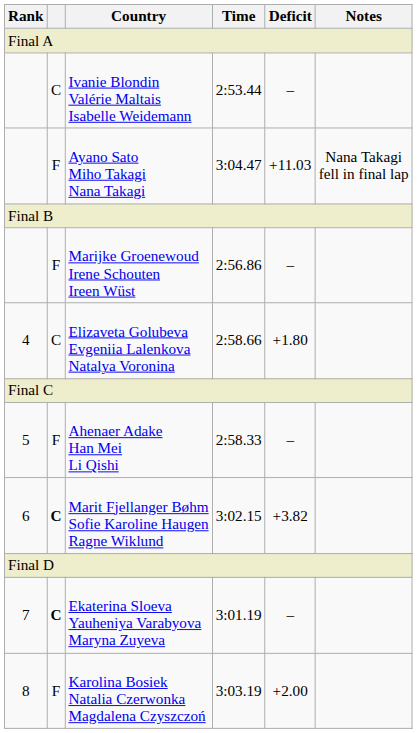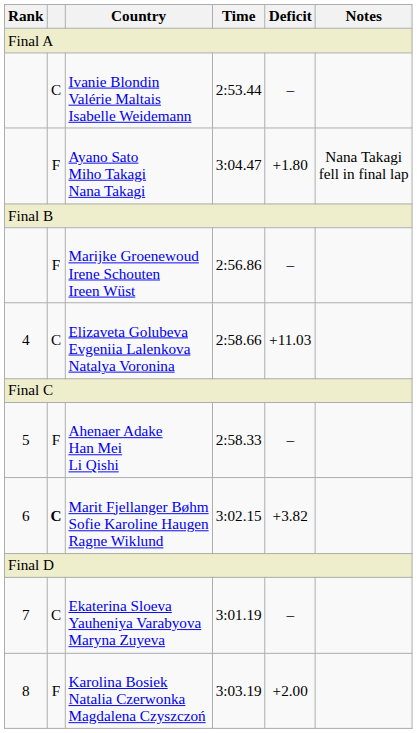(290, 165) +11.03 -> (290, 165) +1.80
(290, 340) +1.80 -> (290, 340) +11.03
(56, 615) bold -> (56, 615) normal
